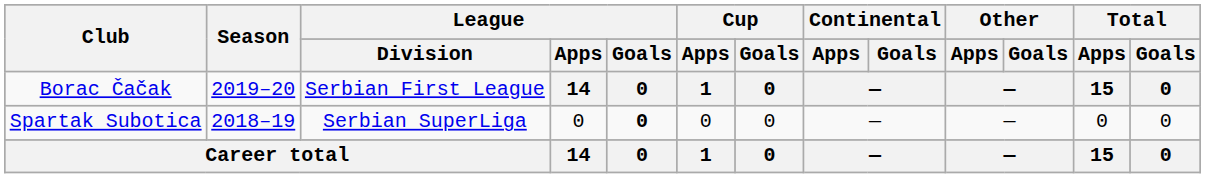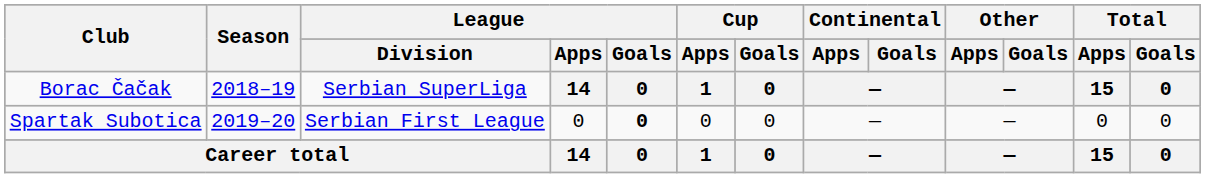(253, 89) 2019–20 -> (253, 89) 2018–19
(425, 89) Serbian First League -> (425, 89) Serbian SuperLiga
(253, 122) 2018–19 -> (253, 122) 2019–20
(425, 122) Serbian SuperLiga -> (425, 122) Serbian First League
